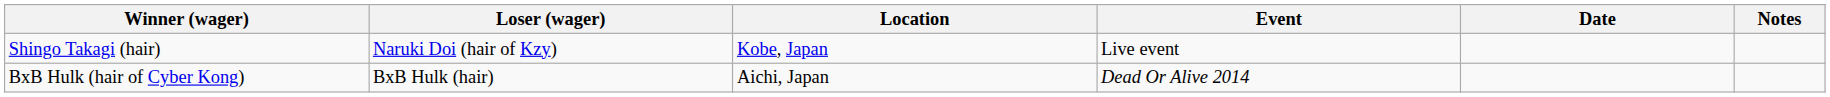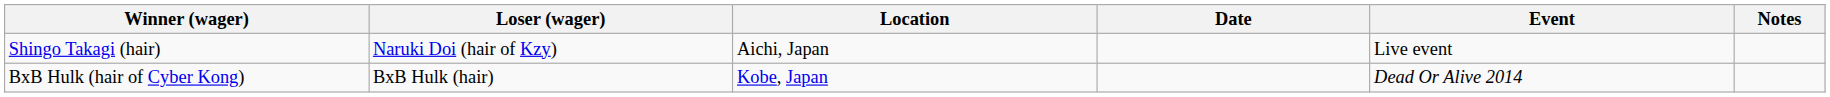columns swapped: (1279, 19) <-> (1597, 19)
(782, 48) Kobe, Japan -> (783, 48) Aichi, Japan
(783, 77) Aichi, Japan -> (782, 77) Kobe, Japan
